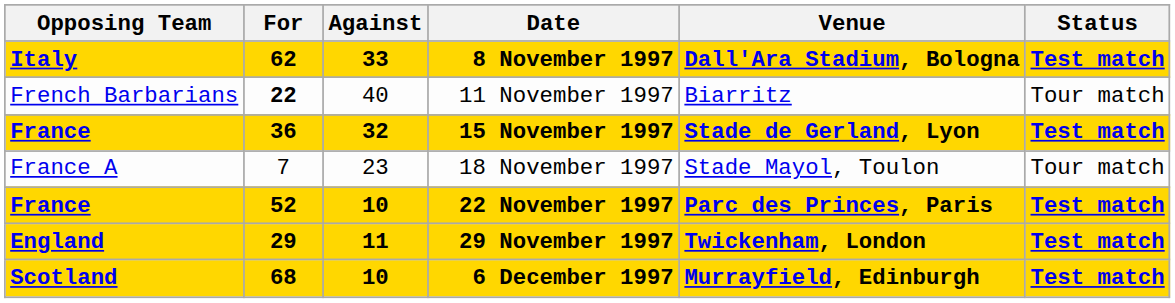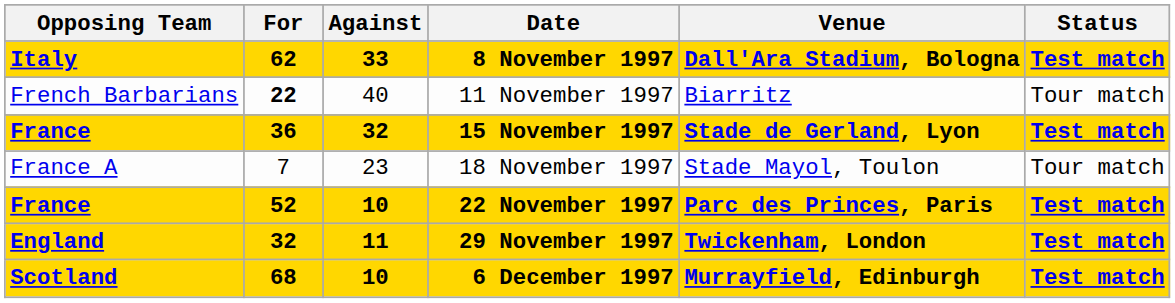(283, 242) 29 -> (283, 242) 32
